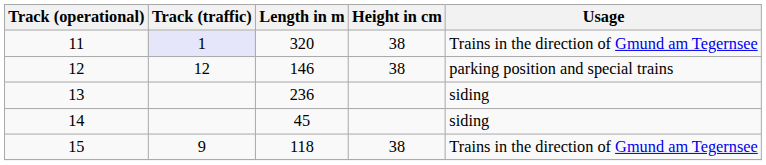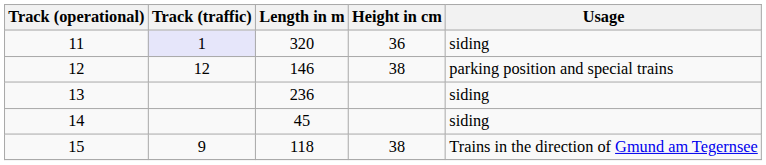(397, 43) 38 -> (397, 43) 36
(604, 43) Trains in the direction of Gmund am Tegernsee -> (469, 43) siding
